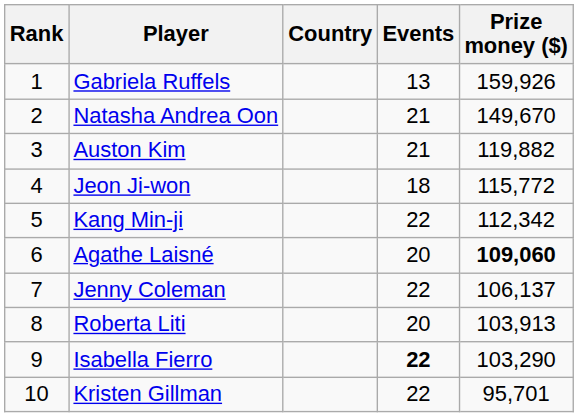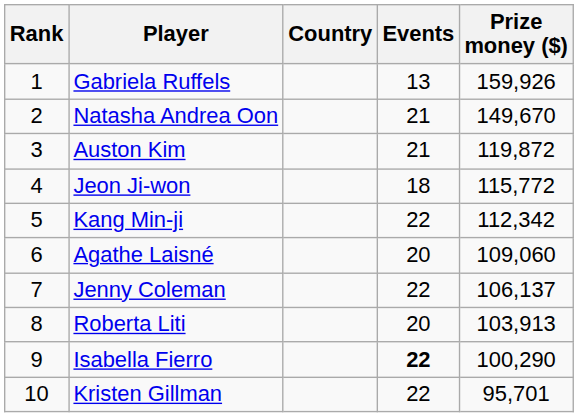(516, 150) 119,882 -> (516, 150) 119,872
(516, 255) bold -> (516, 255) normal
(516, 359) 103,290 -> (516, 359) 100,290
